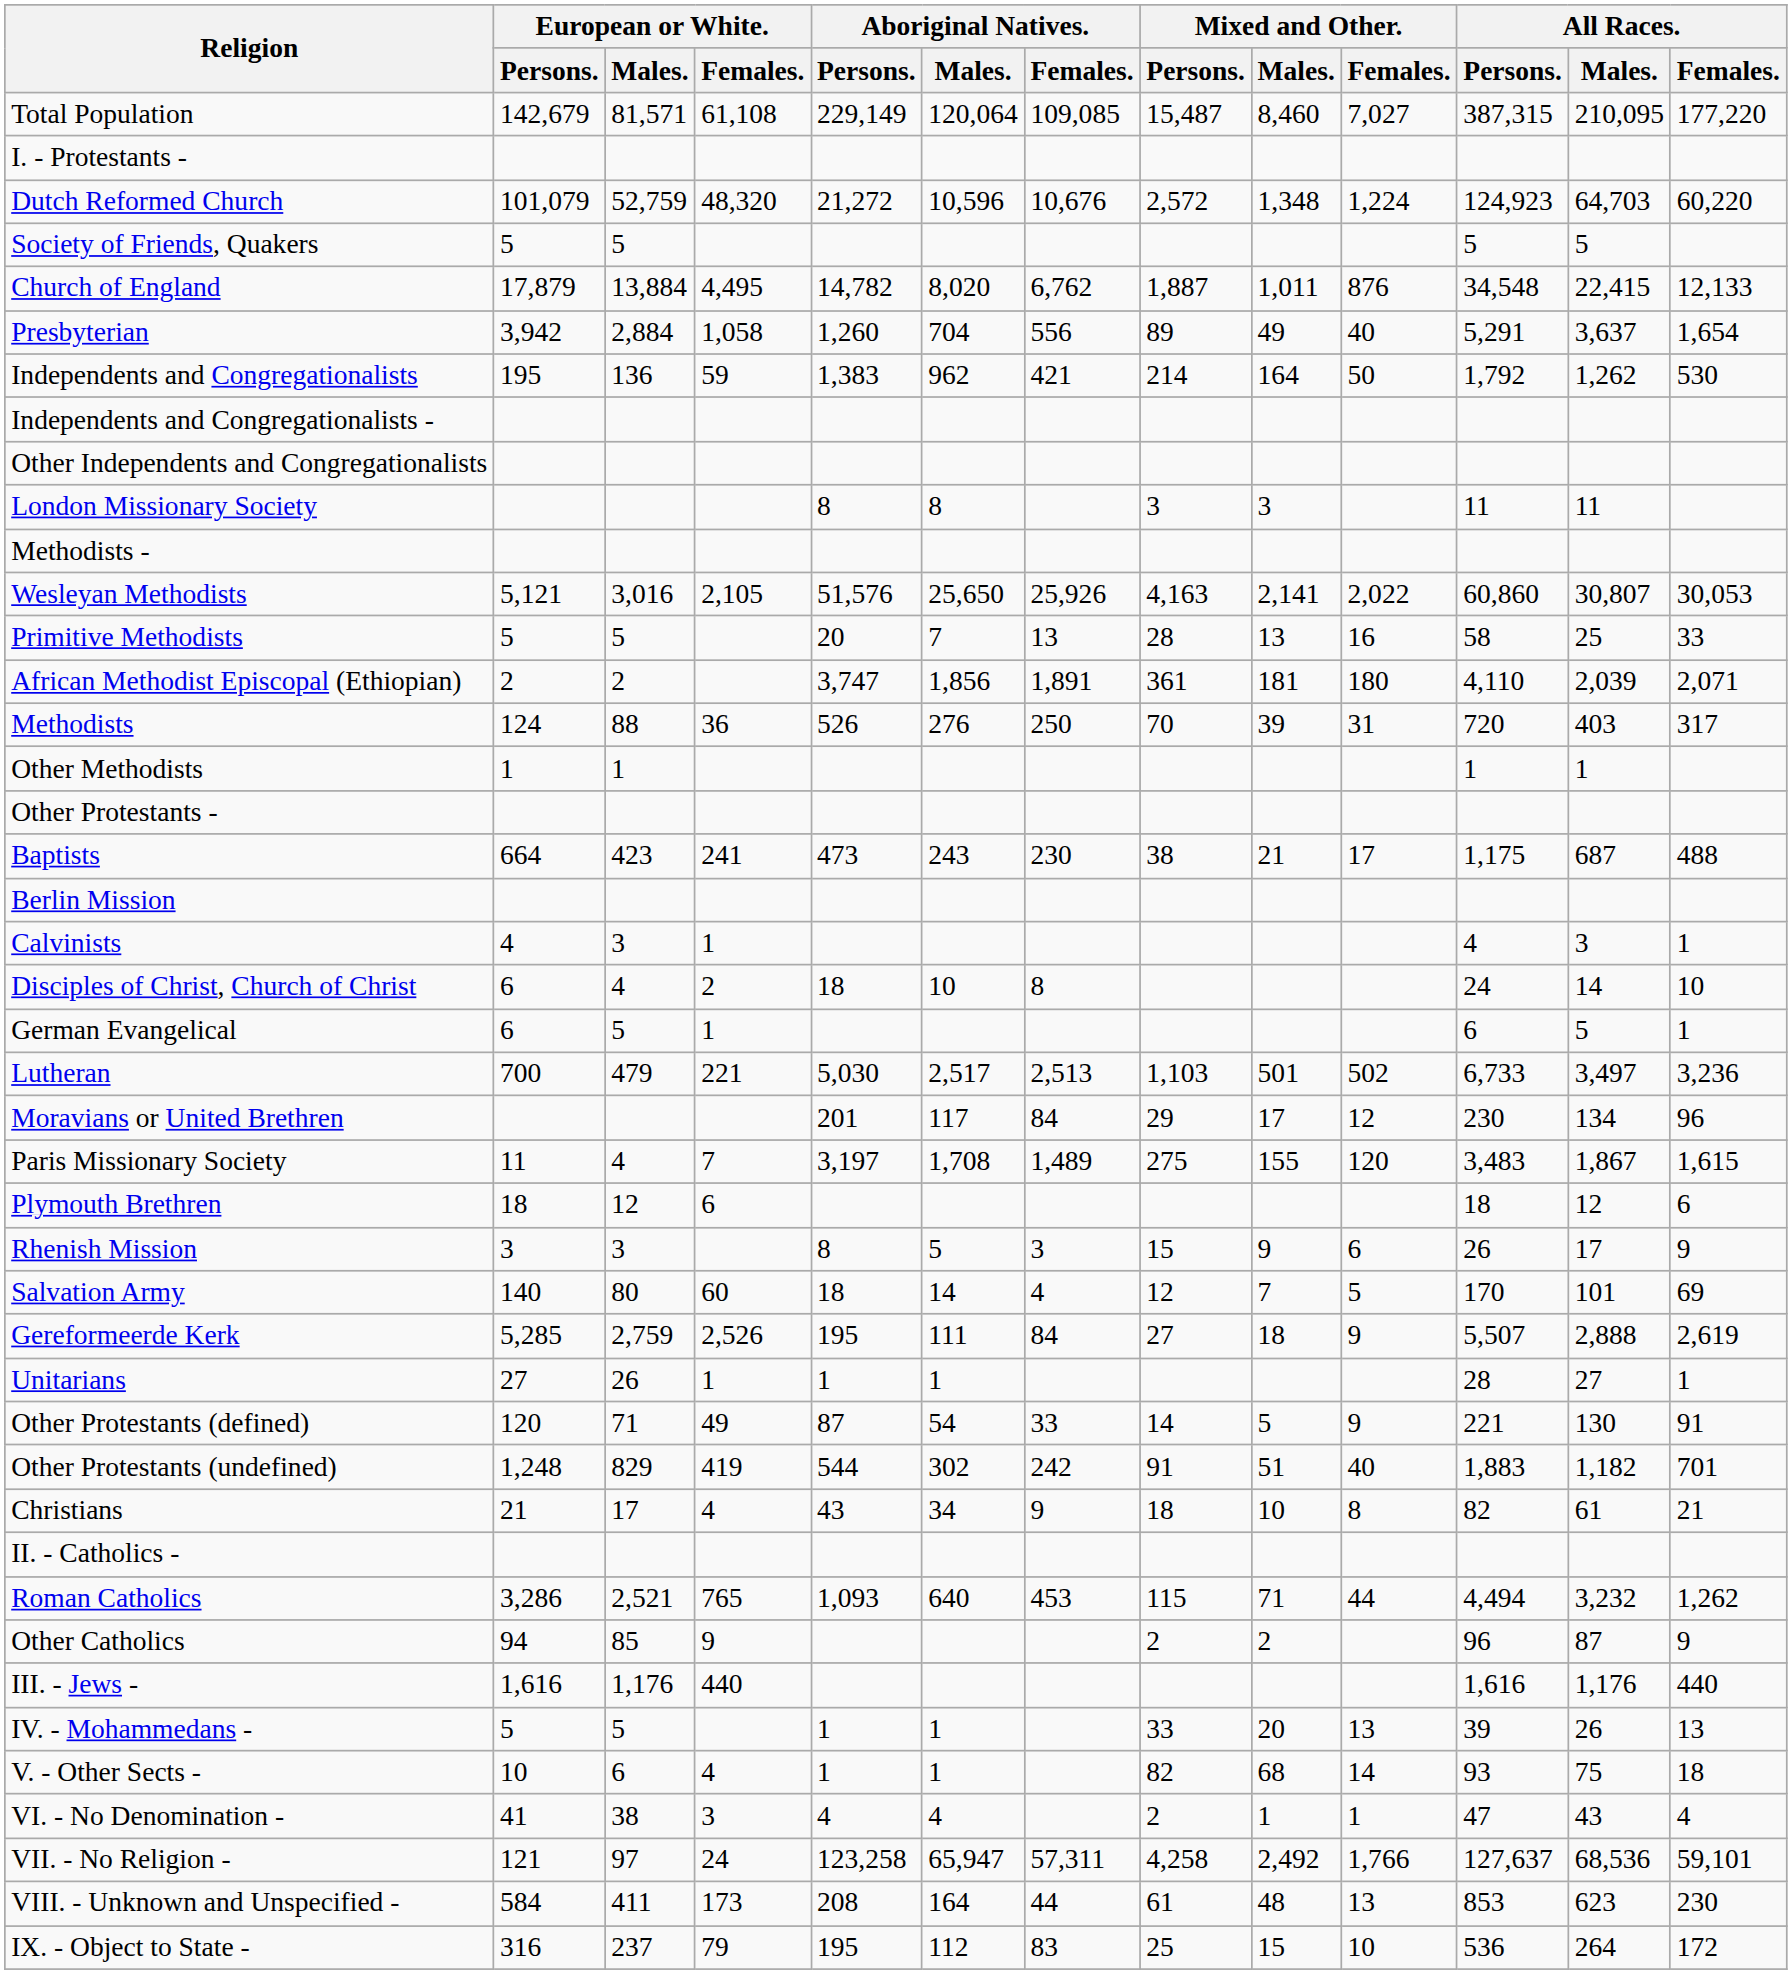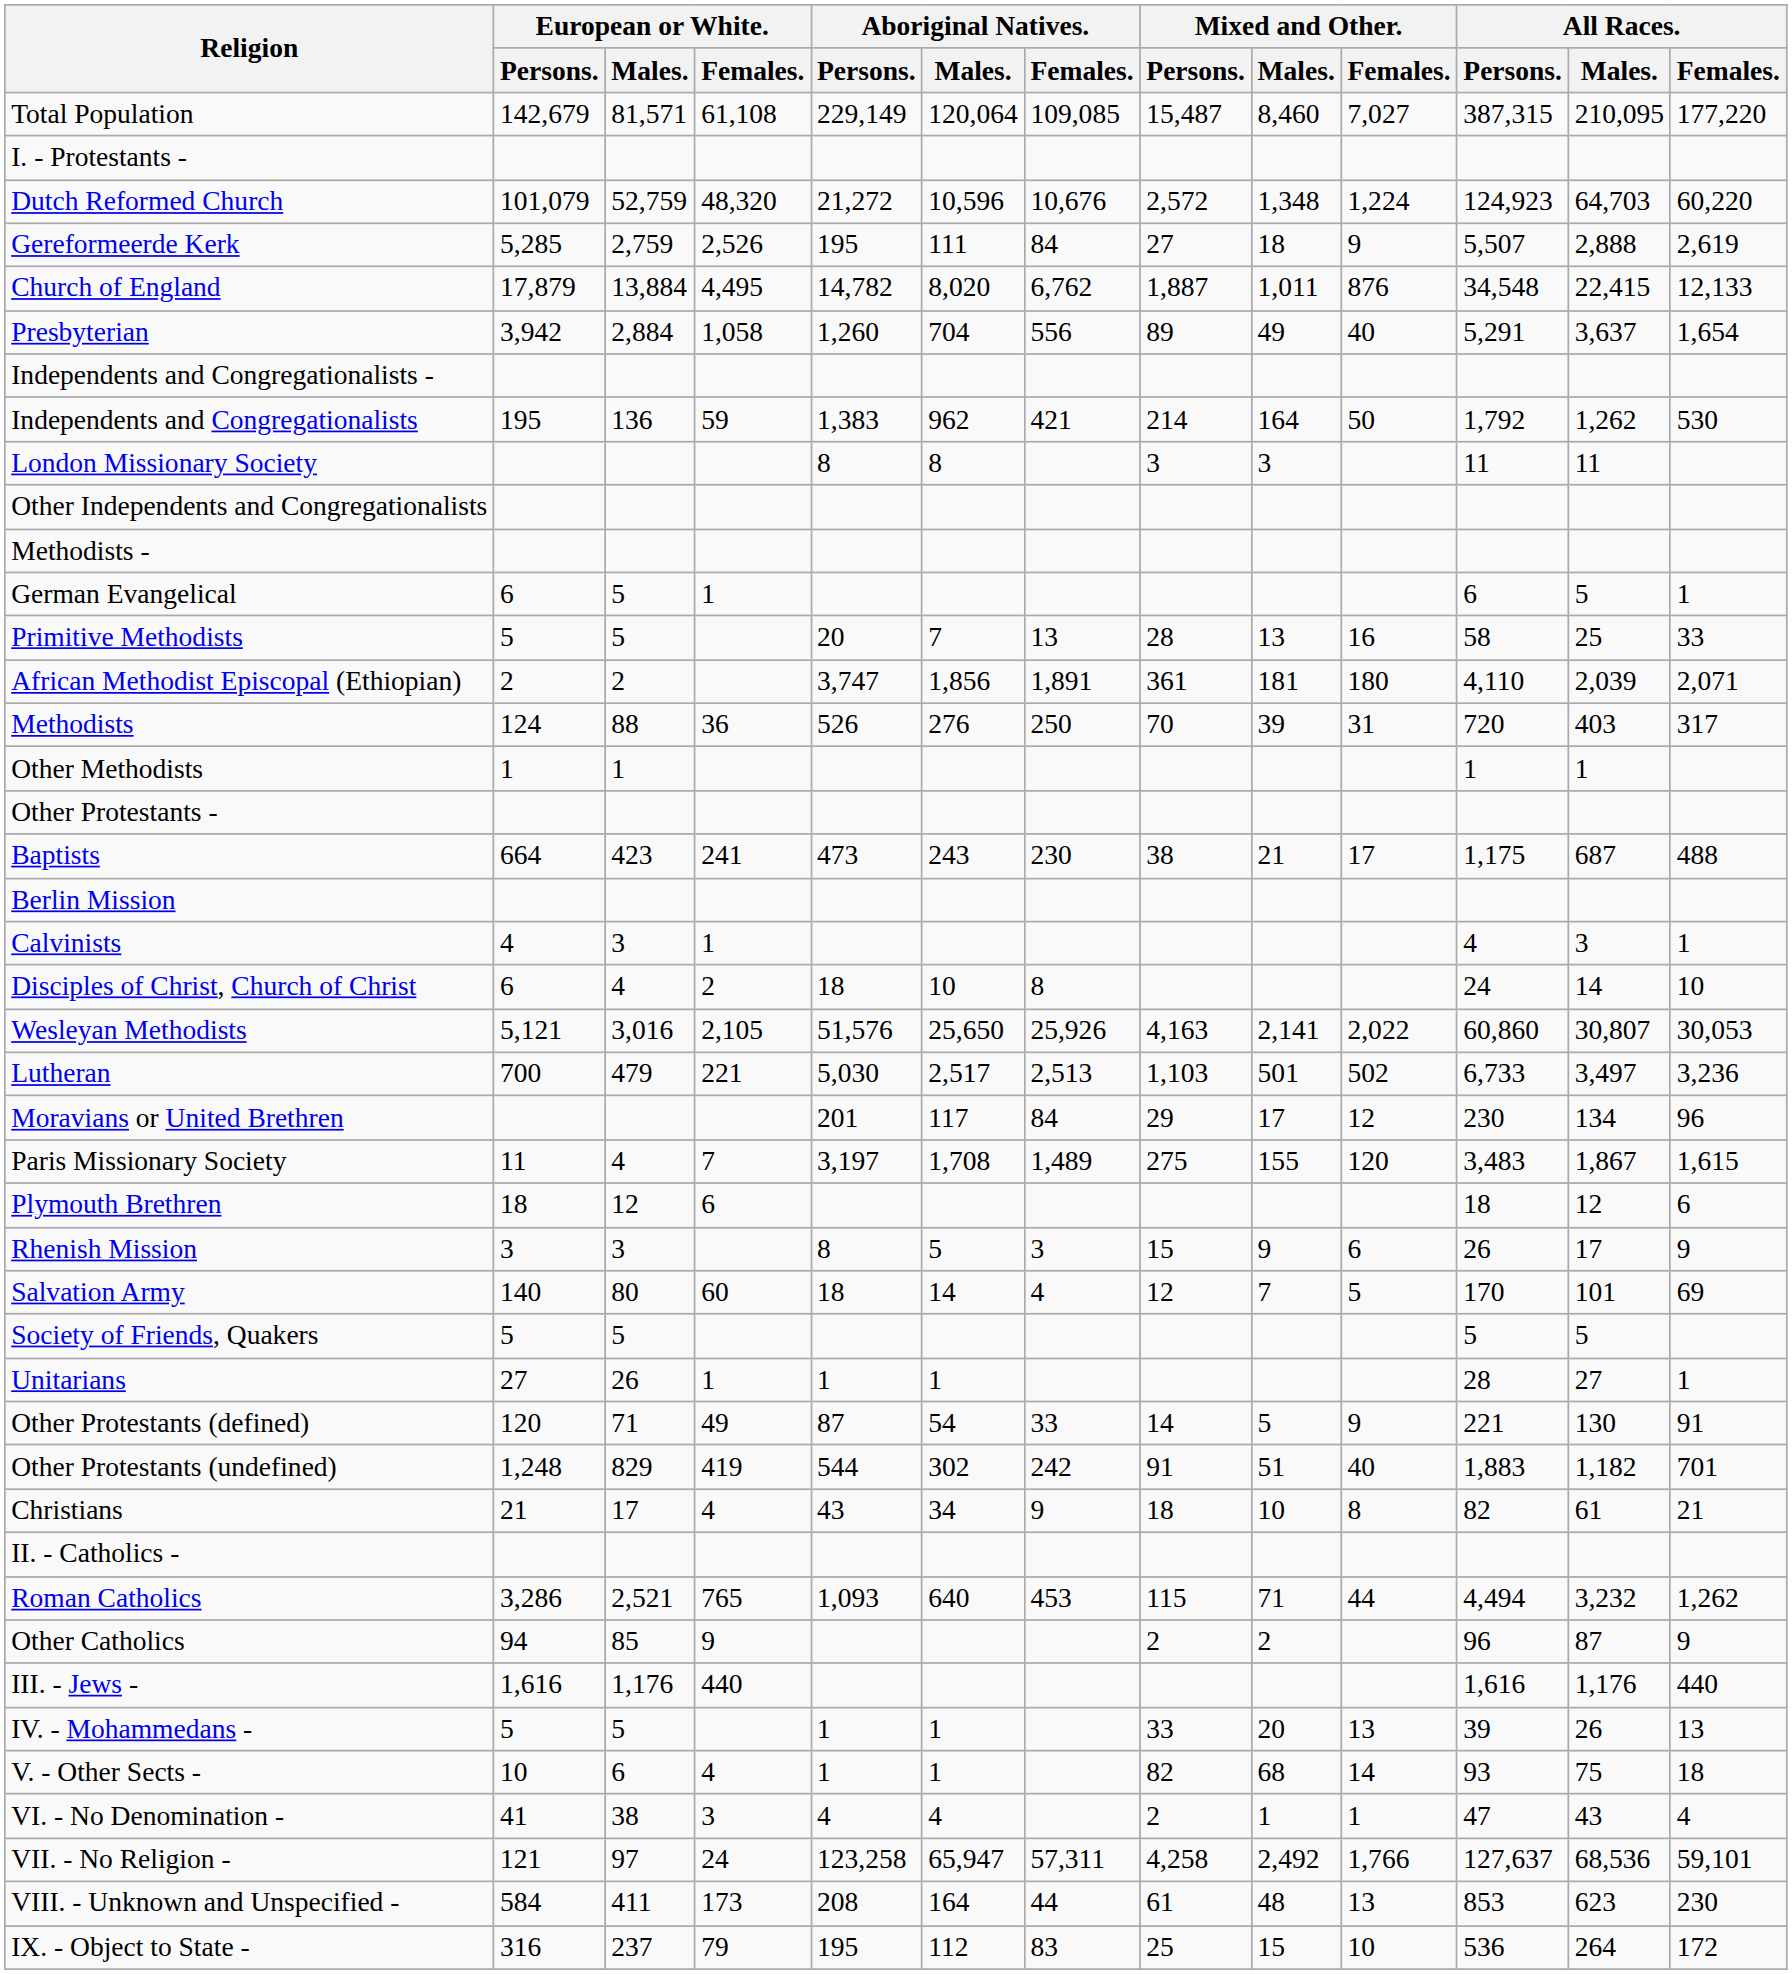rows swapped: (125, 1335) <-> (165, 244)
rows swapped: (223, 419) <-> (214, 375)
rows swapped: (164, 506) <-> (249, 462)
rows swapped: (129, 593) <-> (124, 1030)
